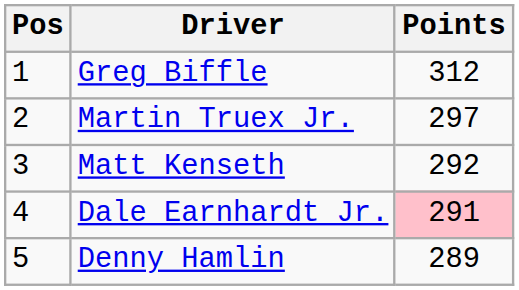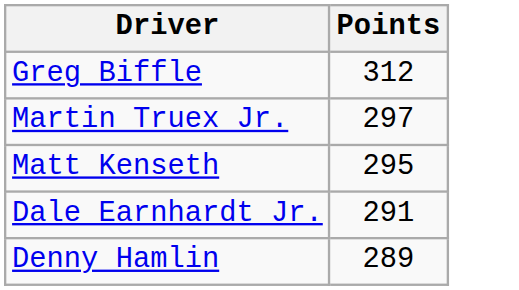- column: (38, 29)
(454, 168) 292 -> (388, 168) 295
(454, 215) pink background -> (388, 215) no background
